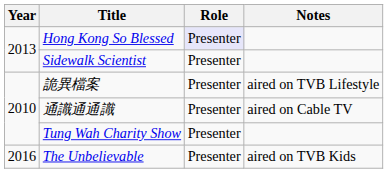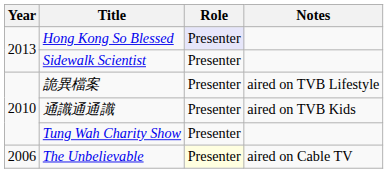(300, 110) aired on Cable TV -> (301, 110) aired on TVB Kids
(22, 156) 2016 -> (22, 156) 2006
(214, 156) no background -> (214, 156) lightyellow background
(301, 156) aired on TVB Kids -> (300, 156) aired on Cable TV
